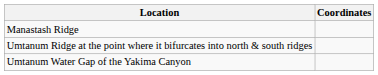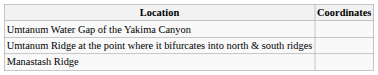rows swapped: (43, 29) <-> (99, 62)
